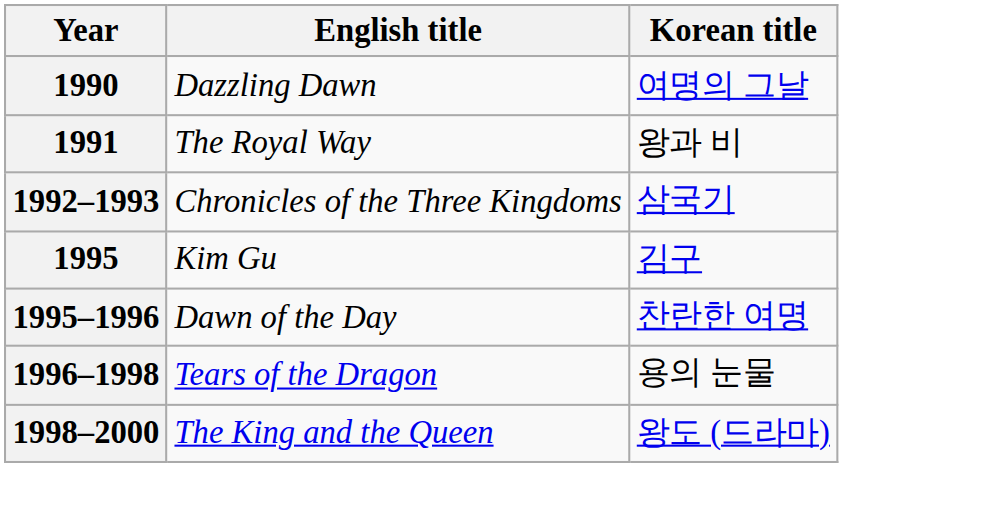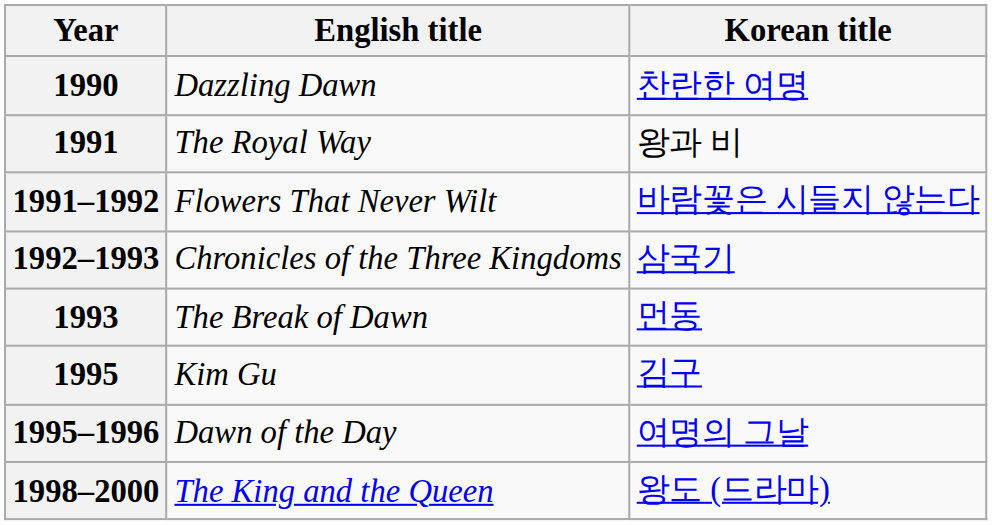(722, 84) 여명의 그날 -> (722, 84) 찬란한 여명
+ row: (86, 200)
+ row: (86, 316)
(722, 315) 찬란한 여명 -> (722, 431) 여명의 그날
- row: (86, 374)
